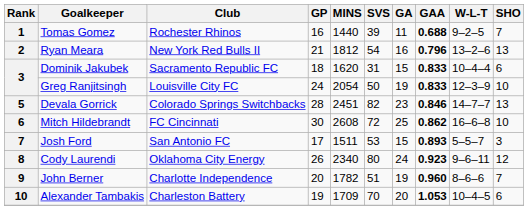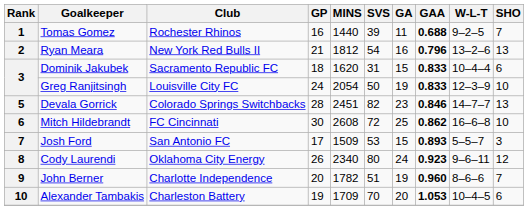(345, 141) 1511 -> (346, 141) 1509
